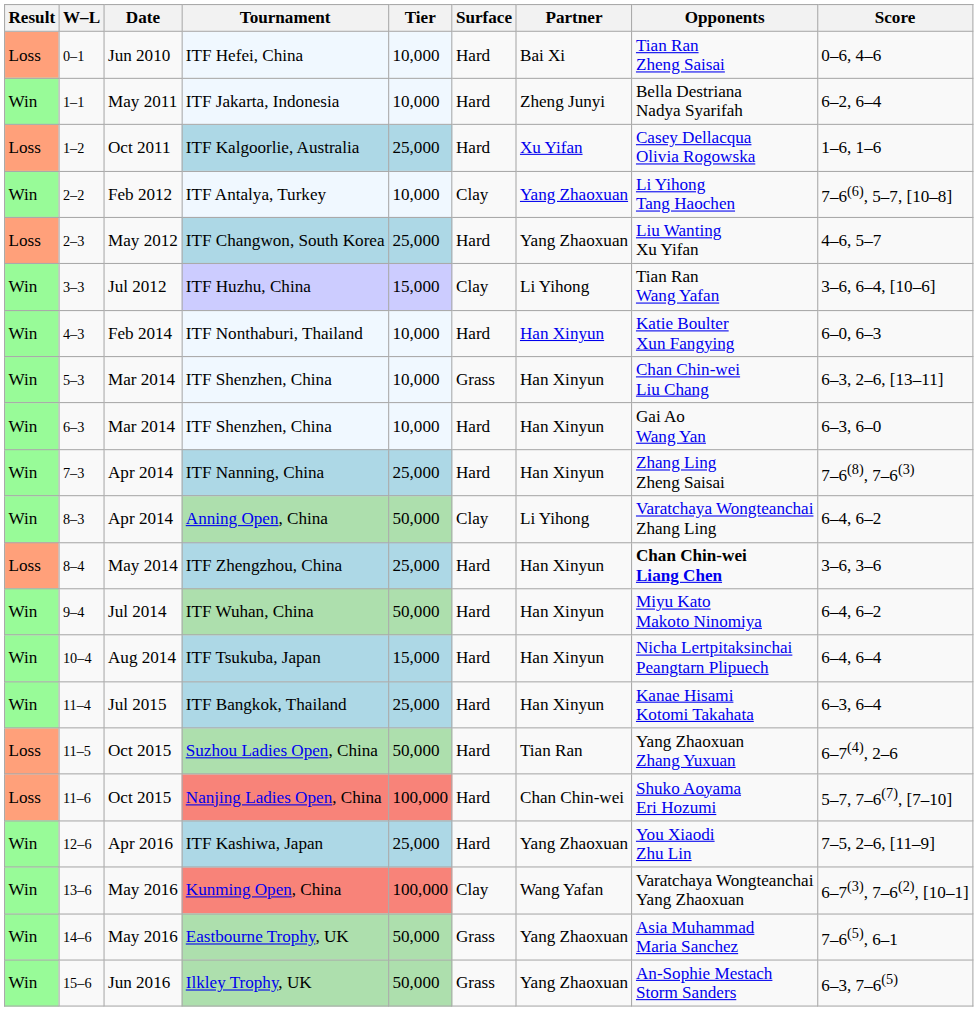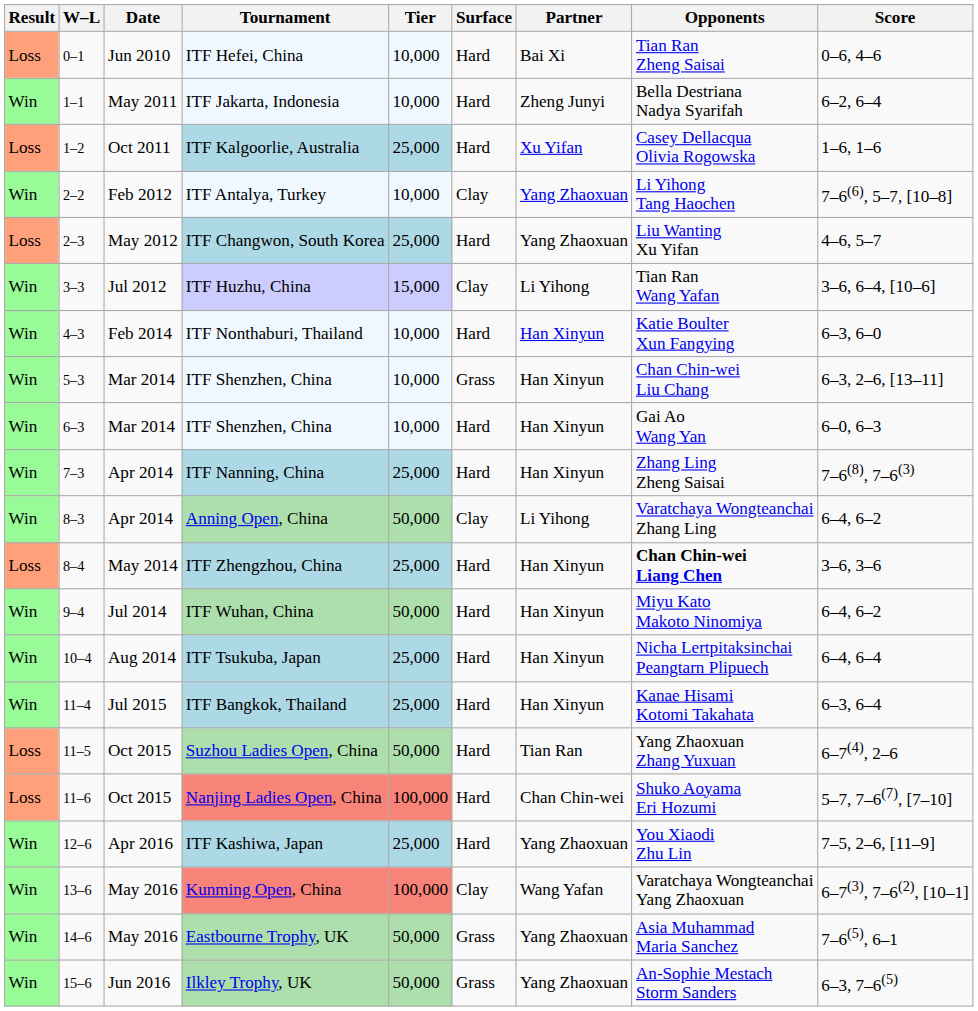(851, 333) 6–0, 6–3 -> (851, 333) 6–3, 6–0
(851, 426) 6–3, 6–0 -> (851, 426) 6–0, 6–3
(416, 658) 15,000 -> (416, 658) 25,000
